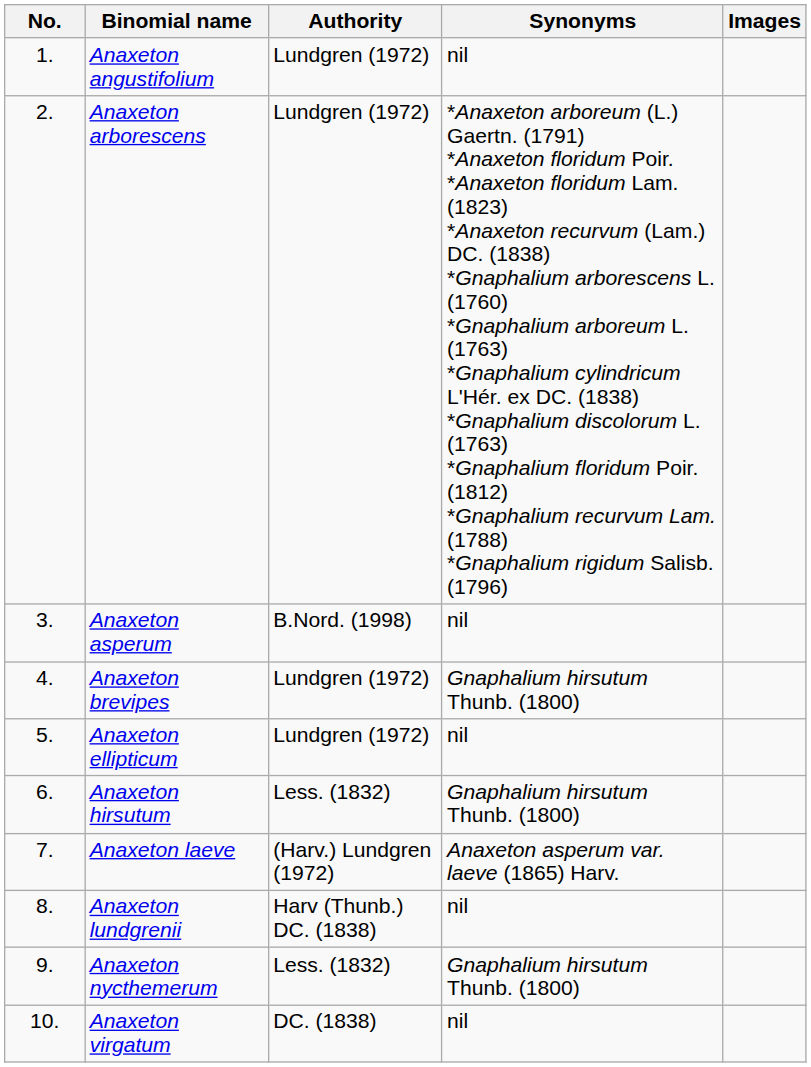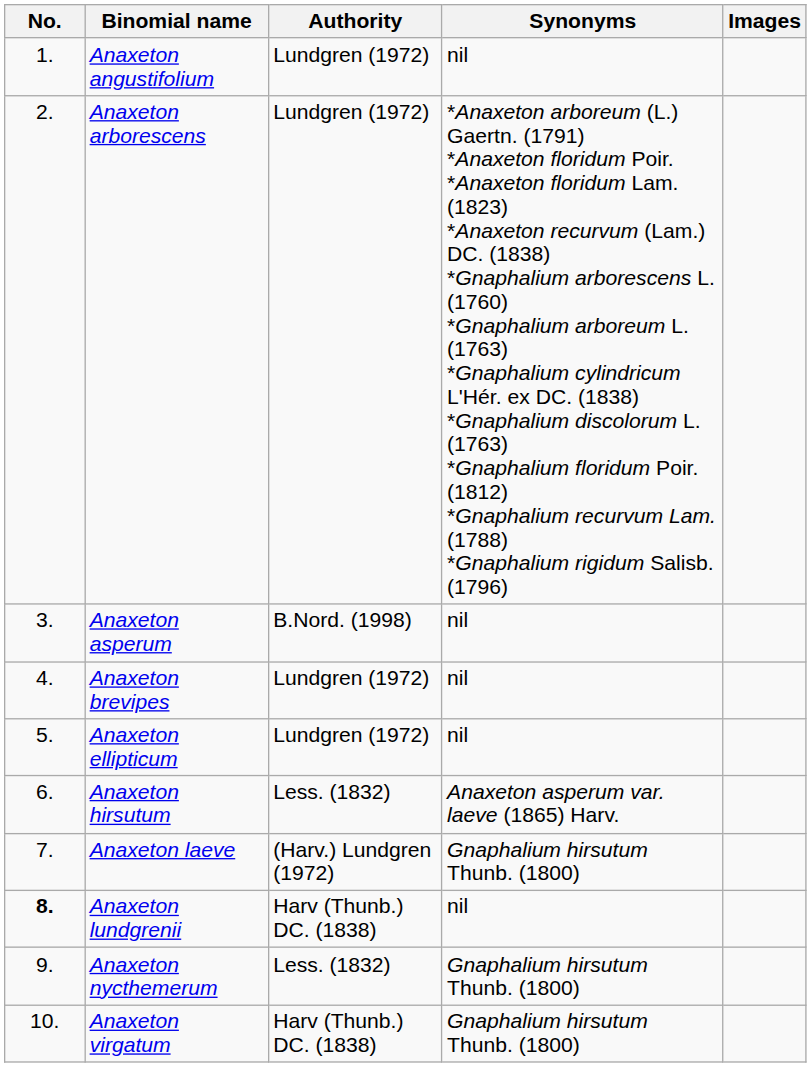(547, 689) Gnaphalium hirsutum Thunb. (1800) -> (458, 677) nil
(547, 804) Gnaphalium hirsutum Thunb. (1800) -> (556, 804) Anaxeton asperum var. laeve (1865) Harv.
(556, 861) Anaxeton asperum var. laeve (1865) Harv. -> (547, 861) Gnaphalium hirsutum Thunb. (1800)
(45, 906) normal -> (45, 906) bold
(325, 1021) DC. (1838) -> (338, 1033) Harv (Thunb.) DC. (1838)
(458, 1021) nil -> (547, 1033) Gnaphalium hirsutum Thunb. (1800)
